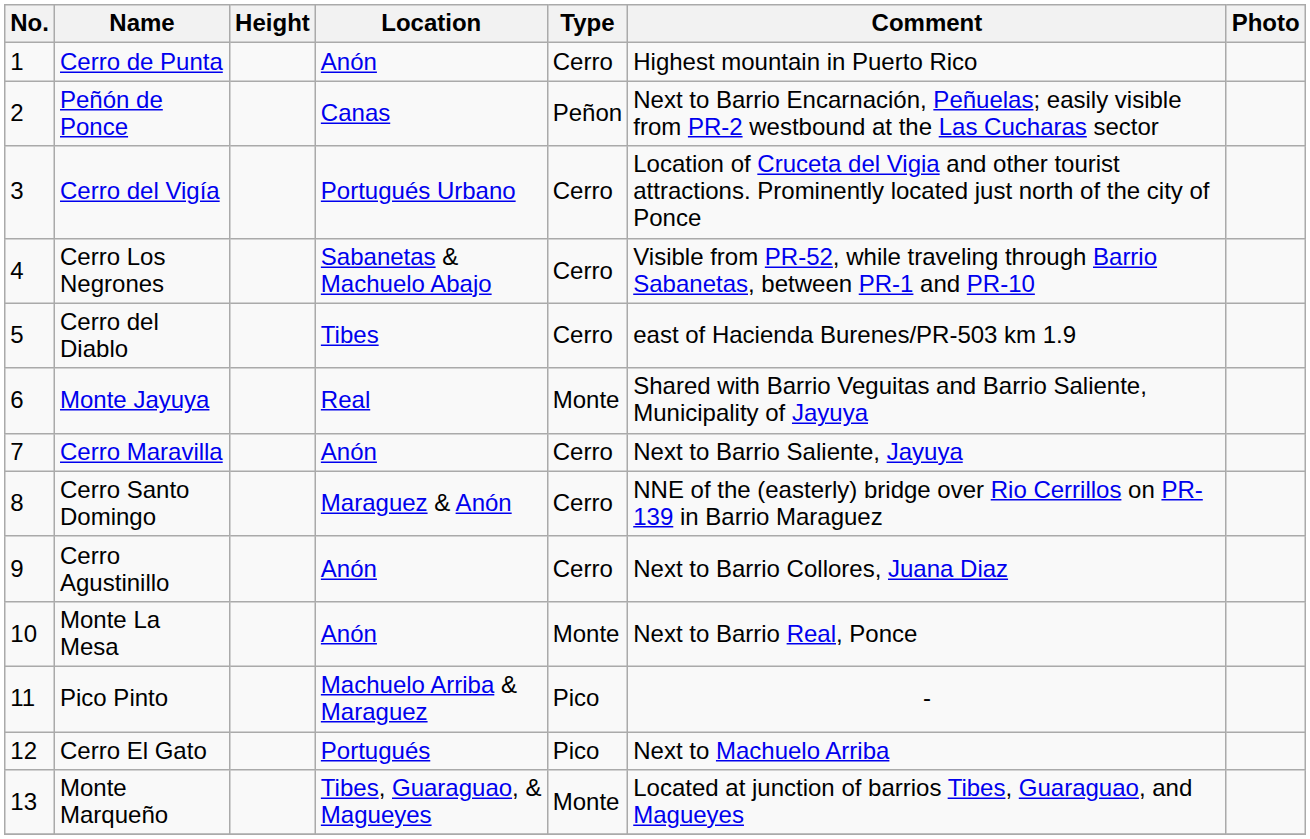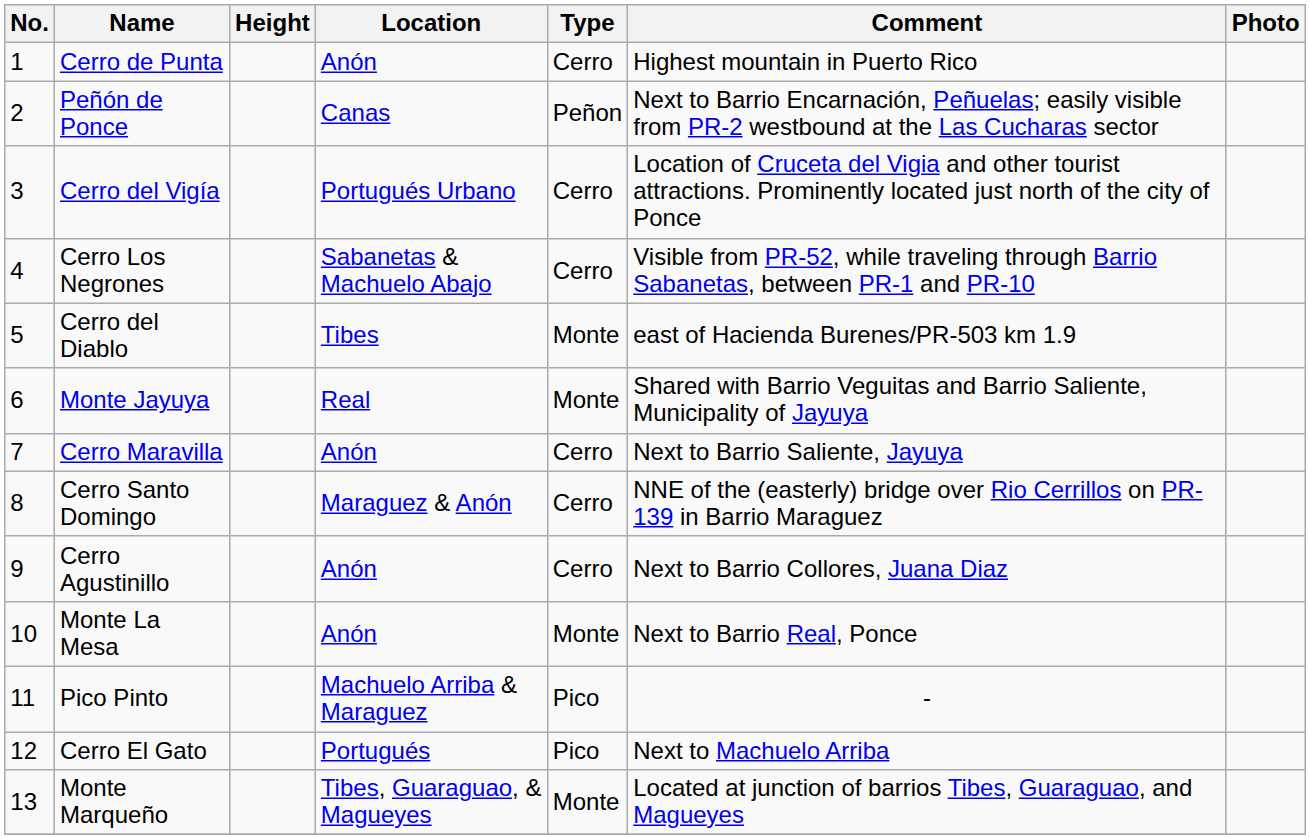(583, 335) Cerro -> (586, 335) Monte
